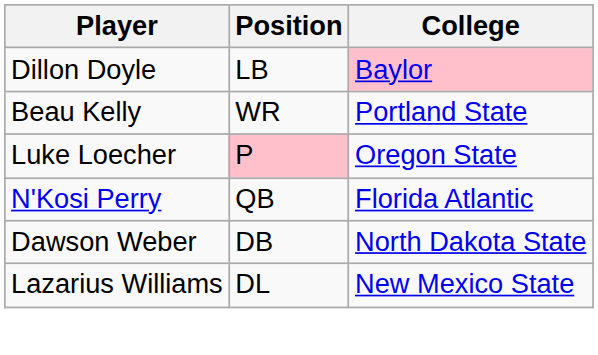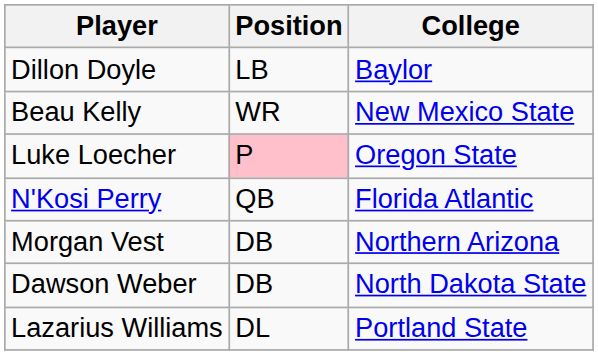(394, 69) pink background -> (394, 69) no background
(441, 112) Portland State -> (465, 112) New Mexico State
+ row: (87, 241)
(465, 284) New Mexico State -> (441, 328) Portland State
